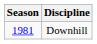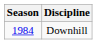(23, 30) 1981 -> (23, 30) 1984
